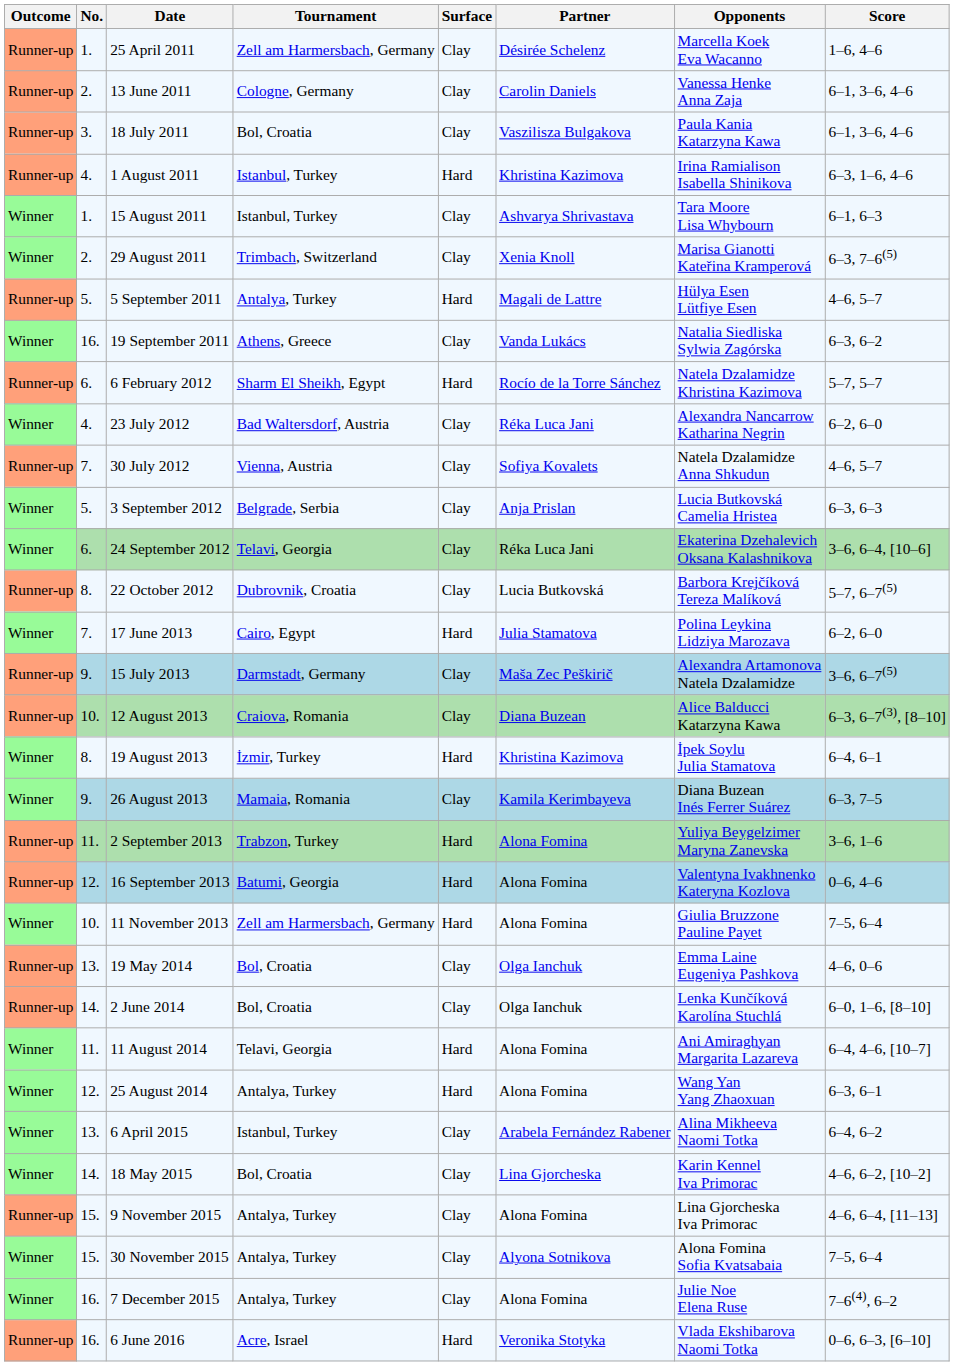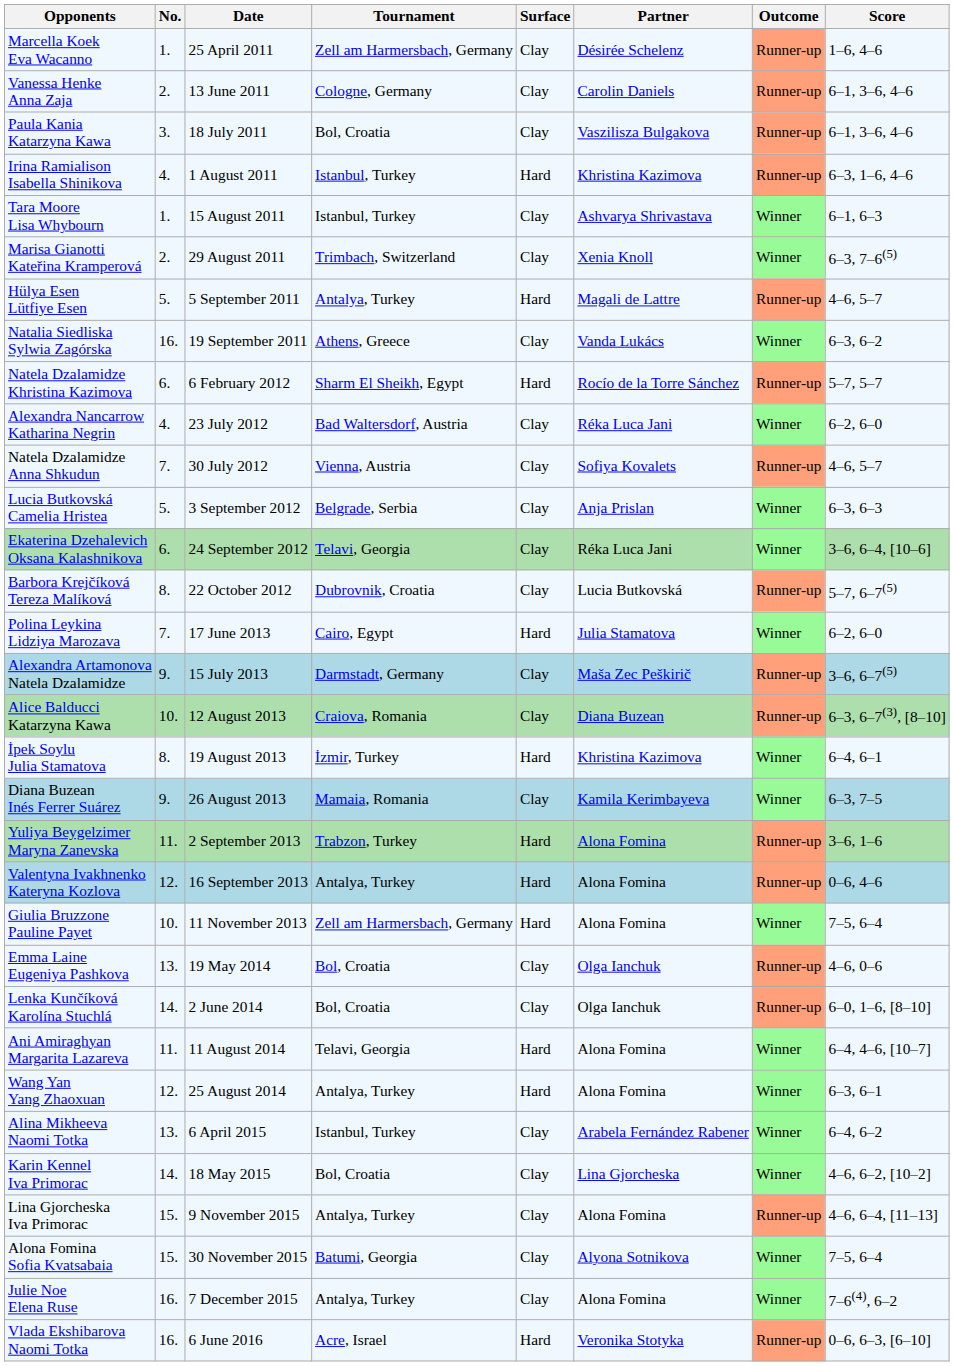columns swapped: (41, 16) <-> (749, 16)
(288, 882) Batumi, Georgia -> (365, 882) Antalya, Turkey
(287, 1257) Antalya, Turkey -> (366, 1257) Batumi, Georgia
